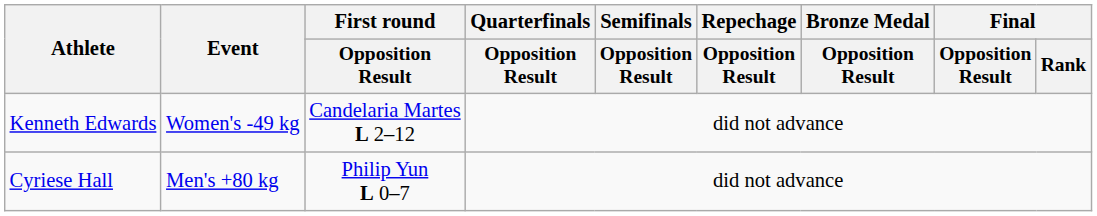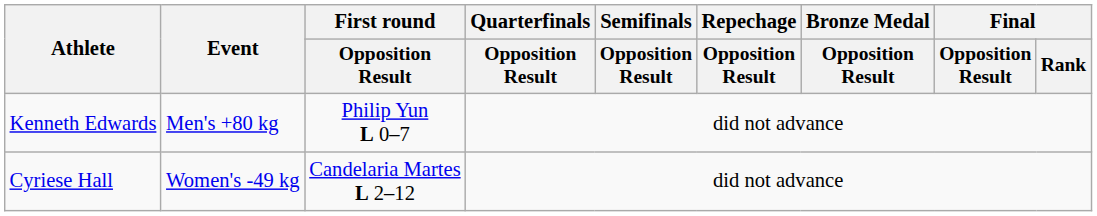(233, 122) Women's -49 kg -> (222, 122) Men's +80 kg
(385, 122) Candelaria Martes L 2–12 -> (385, 122) Philip Yun L 0–7
(222, 181) Men's +80 kg -> (233, 181) Women's -49 kg
(385, 181) Philip Yun L 0–7 -> (385, 181) Candelaria Martes L 2–12
